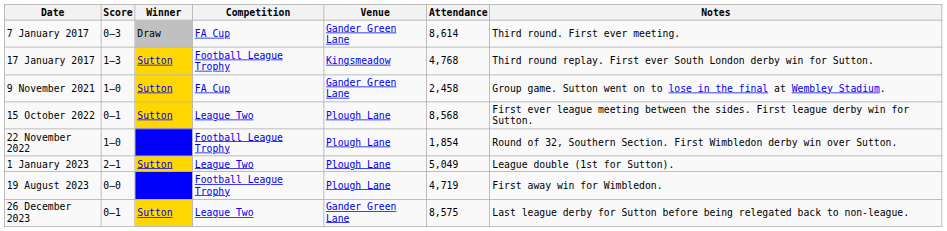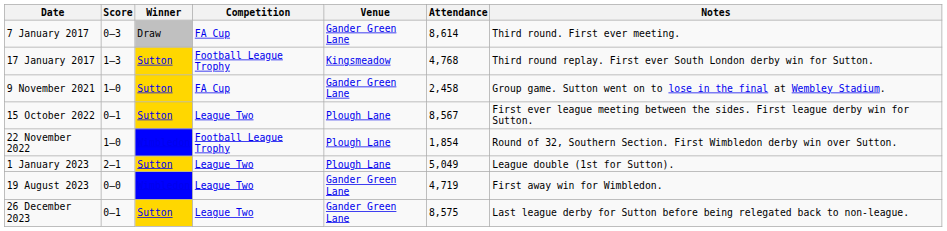(444, 115) 8,568 -> (444, 115) 8,567
(239, 185) Football League Trophy -> (224, 185) League Two
(358, 185) Plough Lane -> (361, 185) Gander Green Lane
